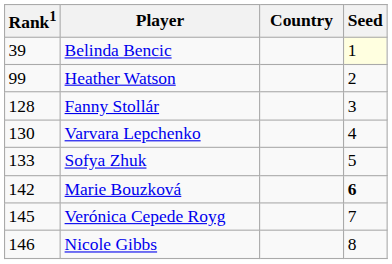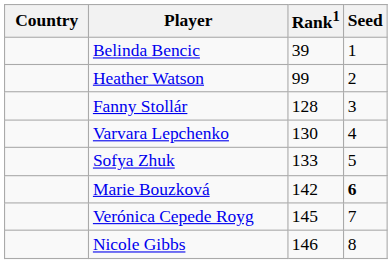columns swapped: (302, 20) <-> (33, 20)
(352, 50) lightyellow background -> (352, 50) no background
